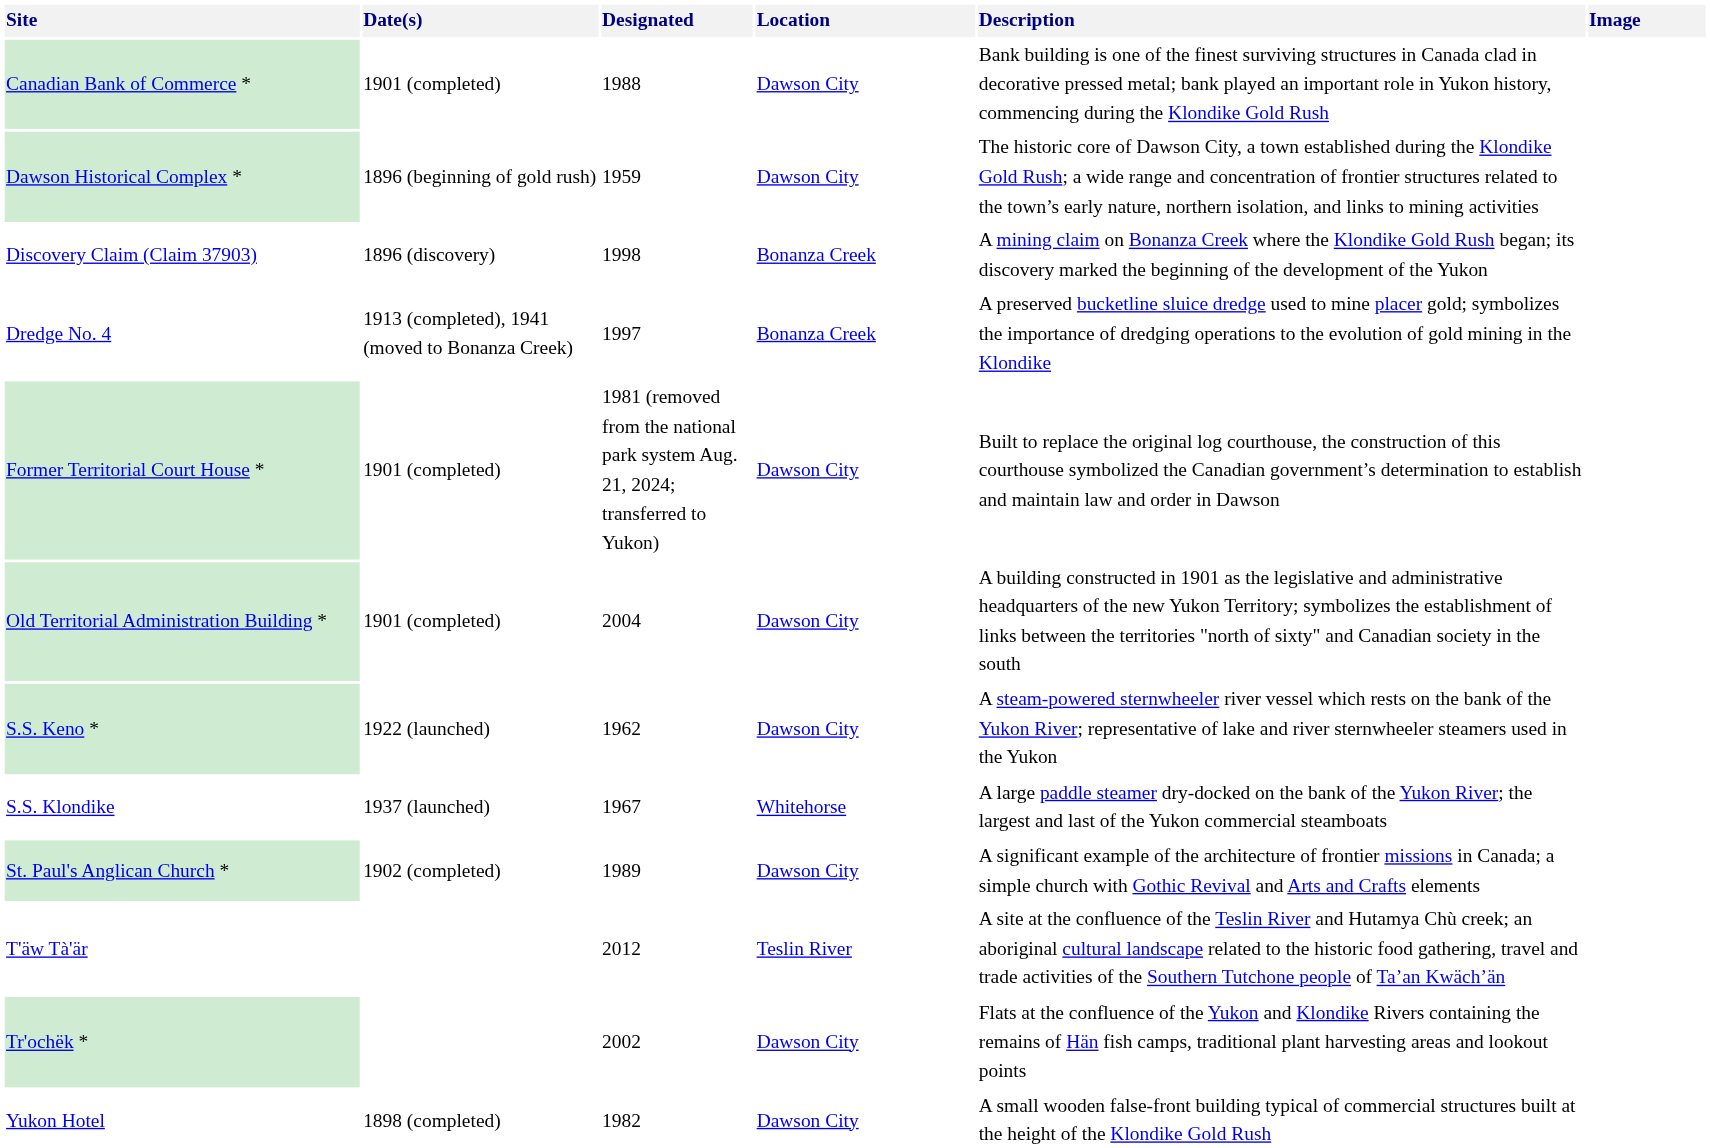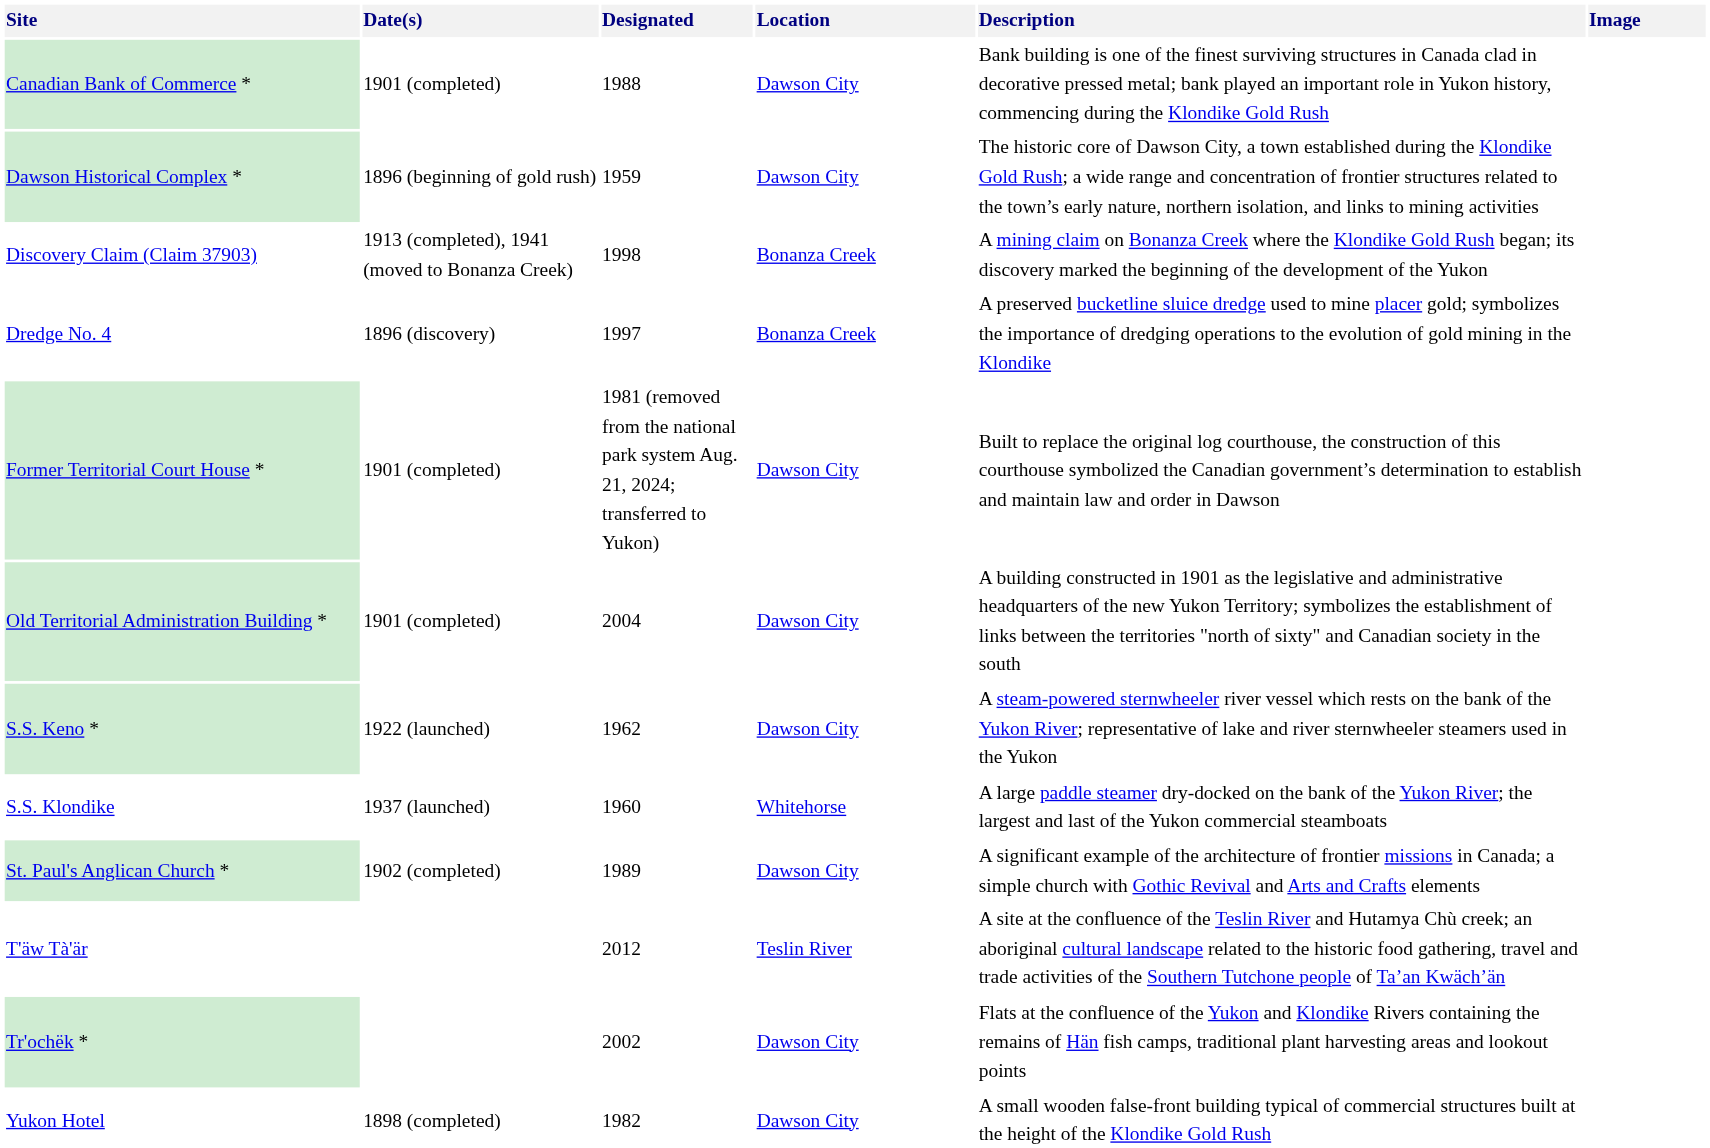(429, 254) 1896 (discovery) -> (468, 254) 1913 (completed), 1941 (moved to Bonanza Creek)
(468, 333) 1913 (completed), 1941 (moved to Bonanza Creek) -> (429, 333) 1896 (discovery)
(622, 806) 1967 -> (622, 806) 1960
